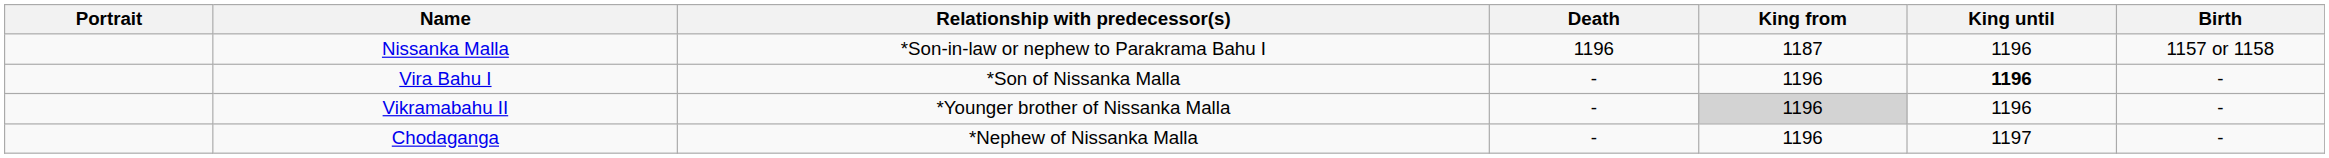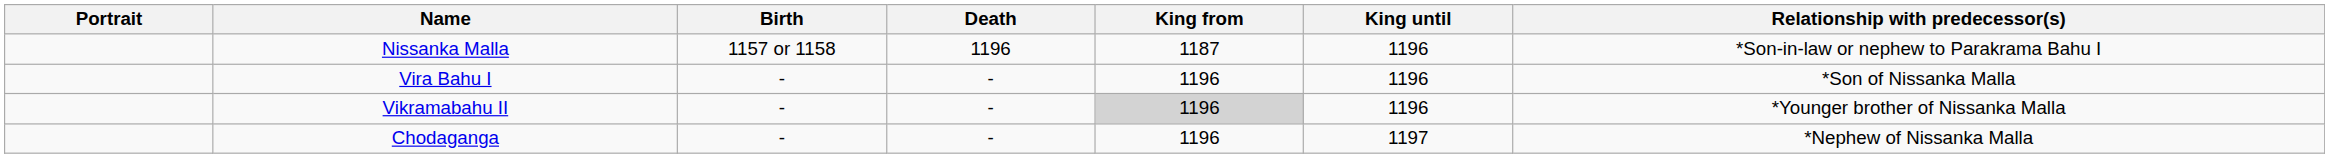columns swapped: (2220, 19) <-> (1083, 19)
(2011, 78) bold -> (1408, 78) normal
